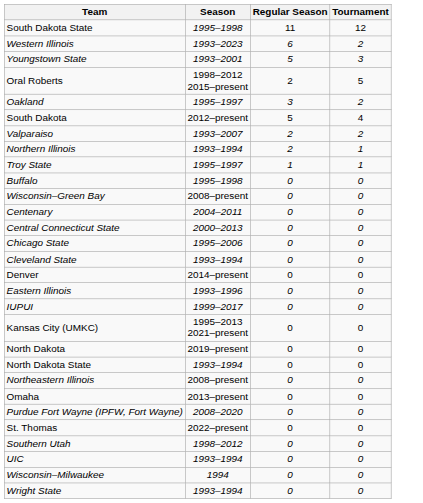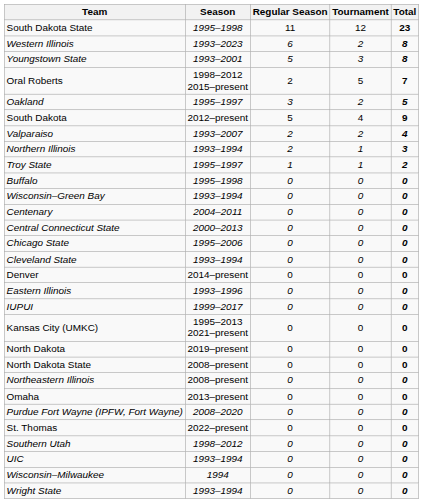+ column: (405, 12)
(218, 196) 2008–present -> (218, 196) 1993–1994
(218, 365) 1993–1994 -> (218, 365) 2008–present
